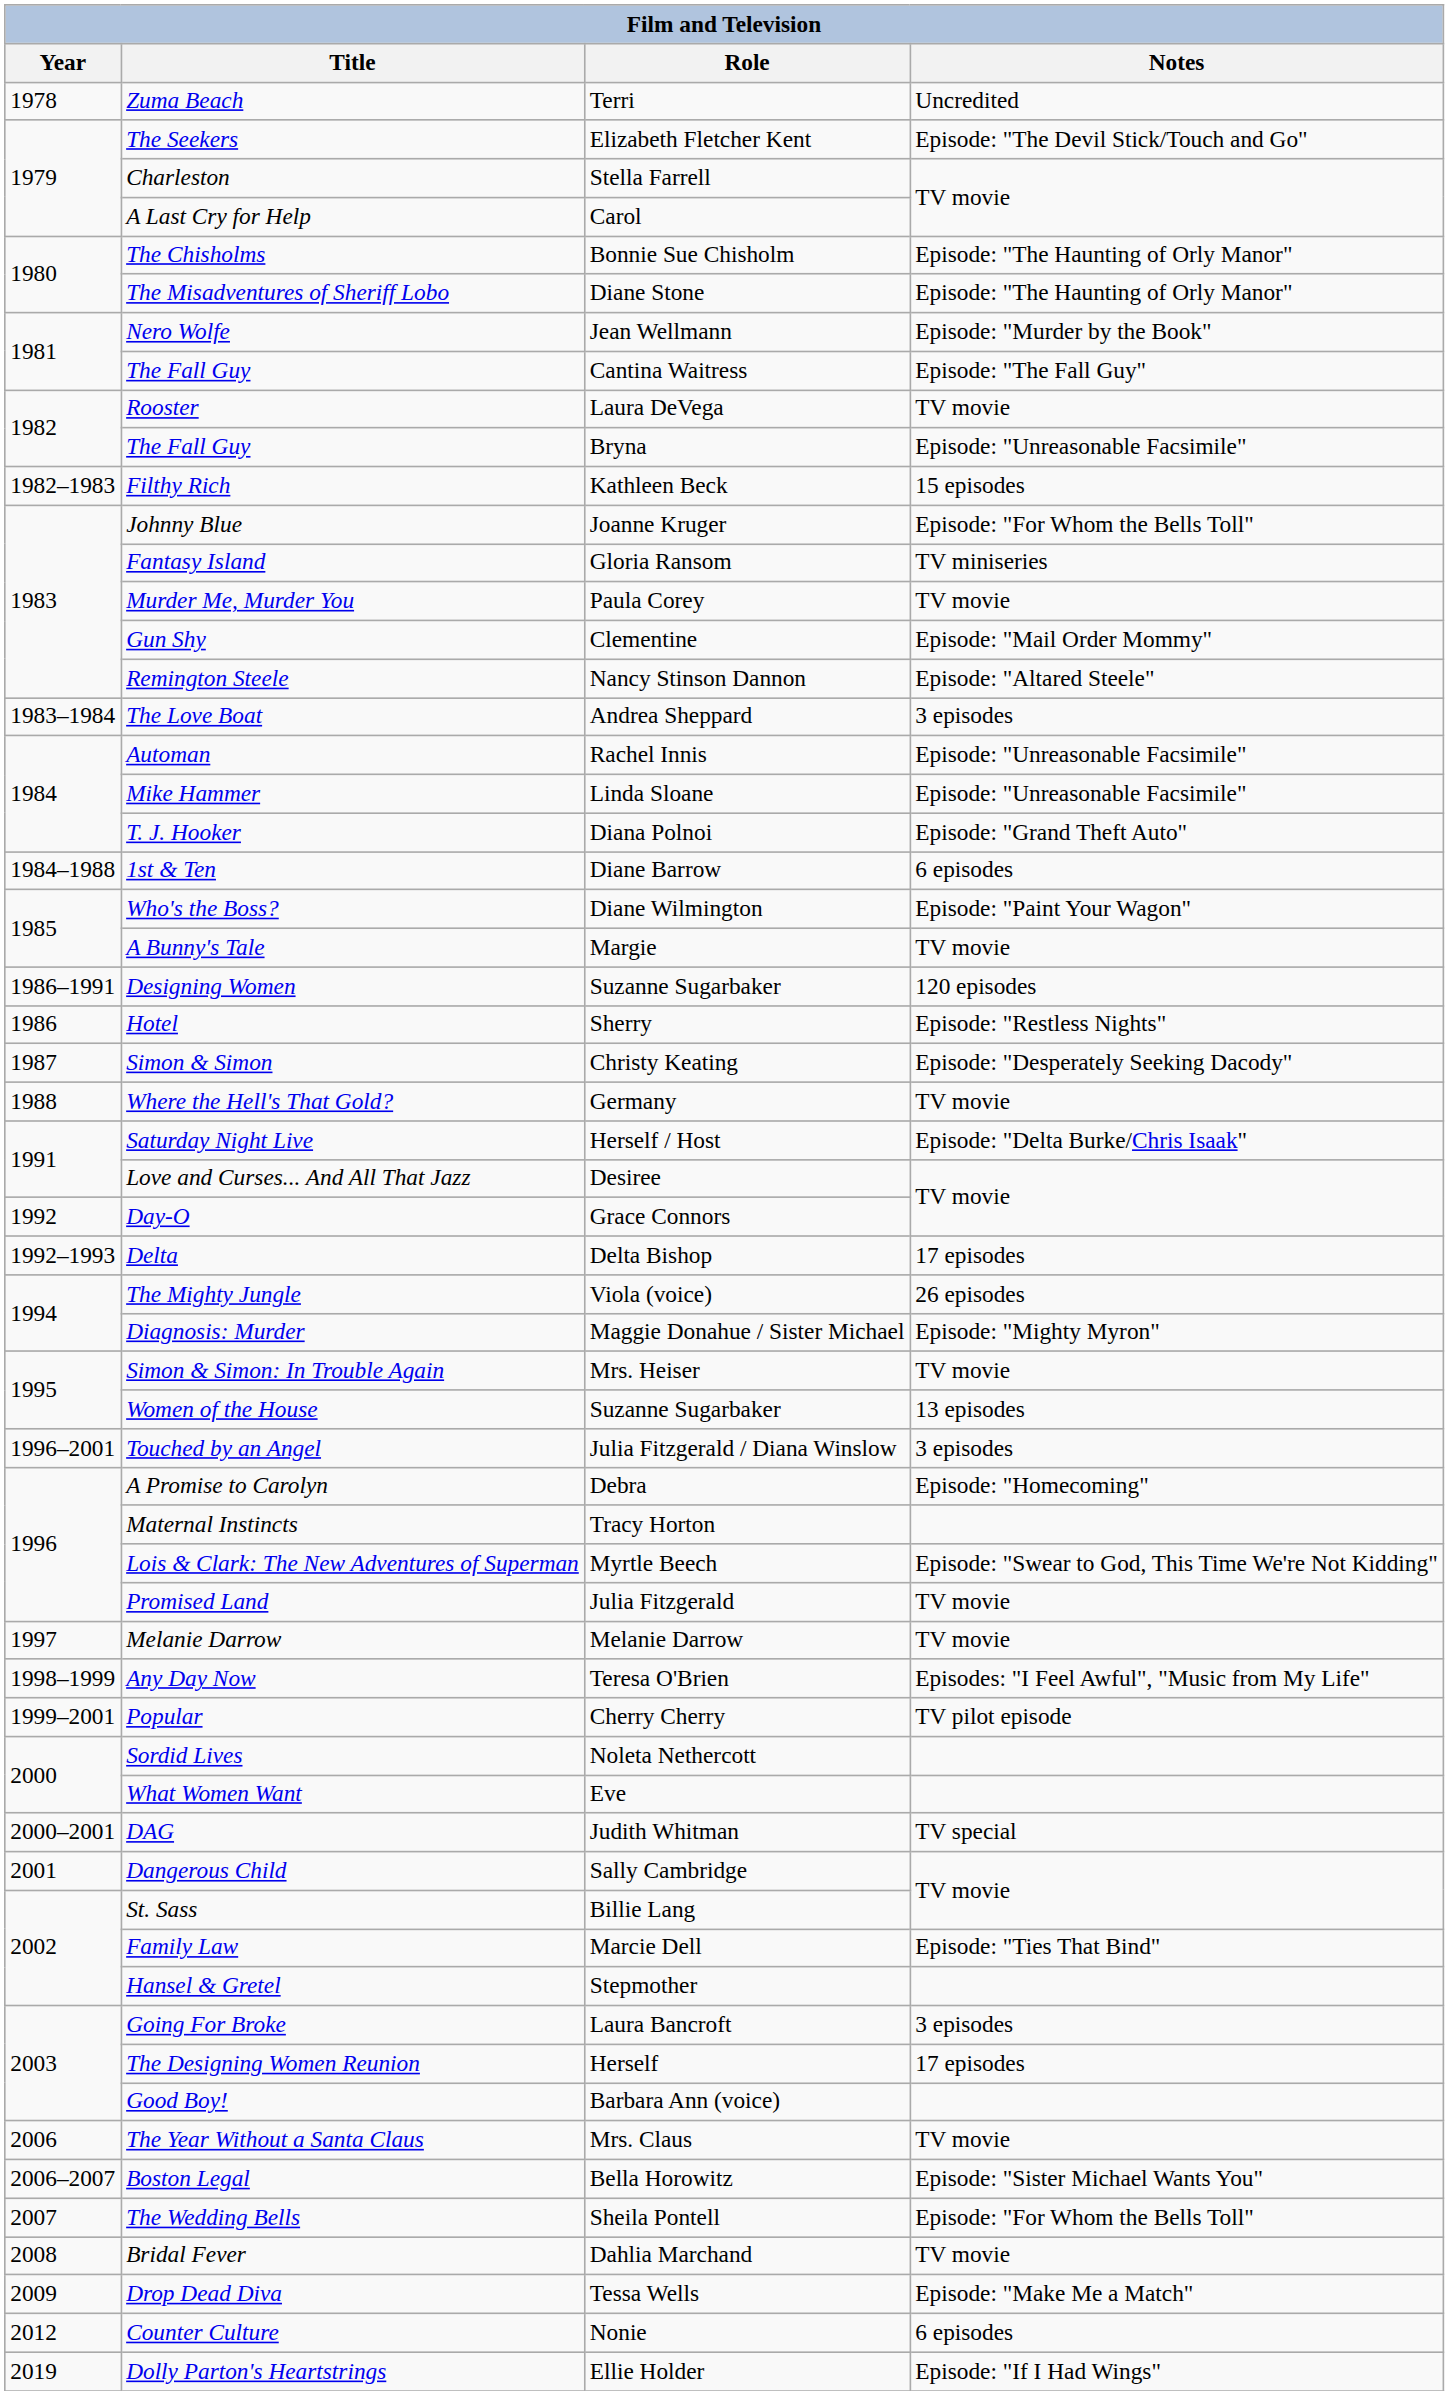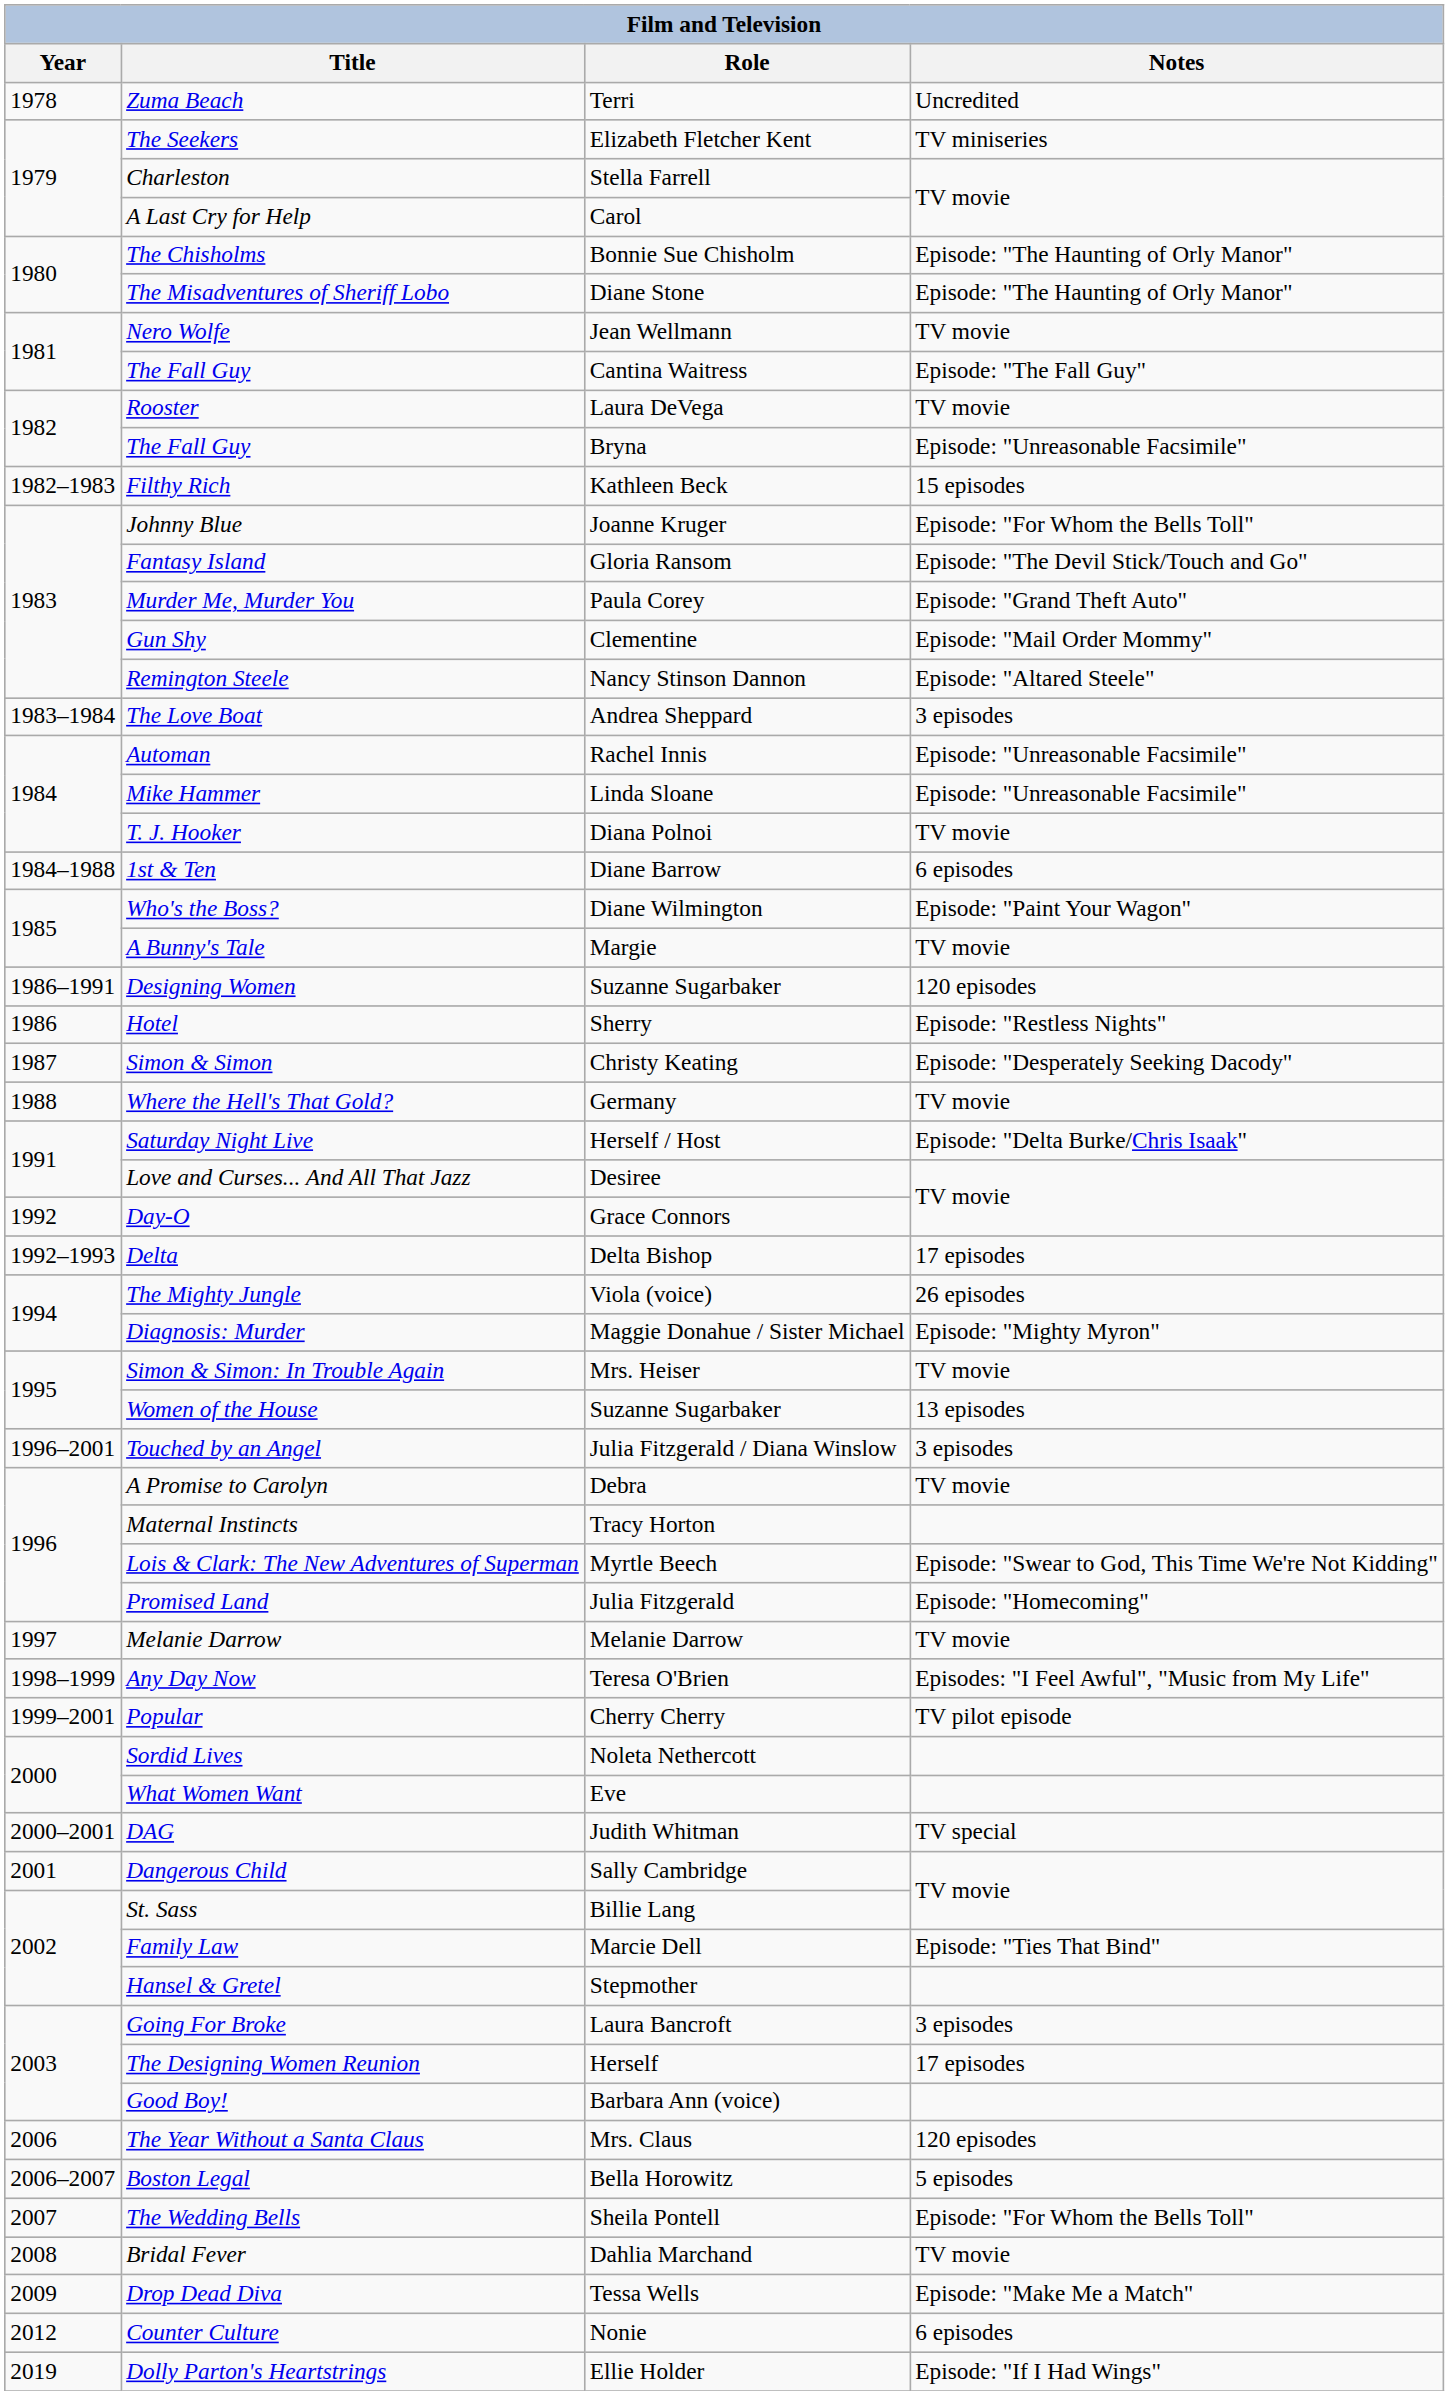(1111, 139) Episode: "The Devil Stick/Touch and Go" -> (981, 139) TV miniseries
(1063, 331) Episode: "Murder by the Book" -> (963, 331) TV movie
(981, 562) TV miniseries -> (1111, 562) Episode: "The Devil Stick/Touch and Go"
(963, 601) TV movie -> (1051, 601) Episode: "Grand Theft Auto"
(1051, 832) Episode: "Grand Theft Auto" -> (963, 832) TV movie
(1032, 1486) Episode: "Homecoming" -> (963, 1486) TV movie
(963, 1601) TV movie -> (1032, 1601) Episode: "Homecoming"
(963, 2140) TV movie -> (976, 2140) 120 episodes
(1089, 2178) Episode: "Sister Michael Wants You" -> (964, 2178) 5 episodes
